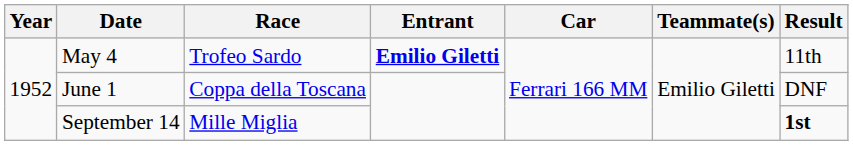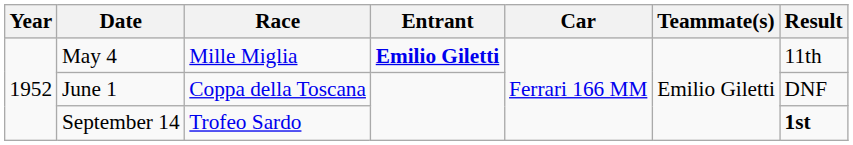(245, 55) Trofeo Sardo -> (243, 55) Mille Miglia
(243, 122) Mille Miglia -> (245, 122) Trofeo Sardo
